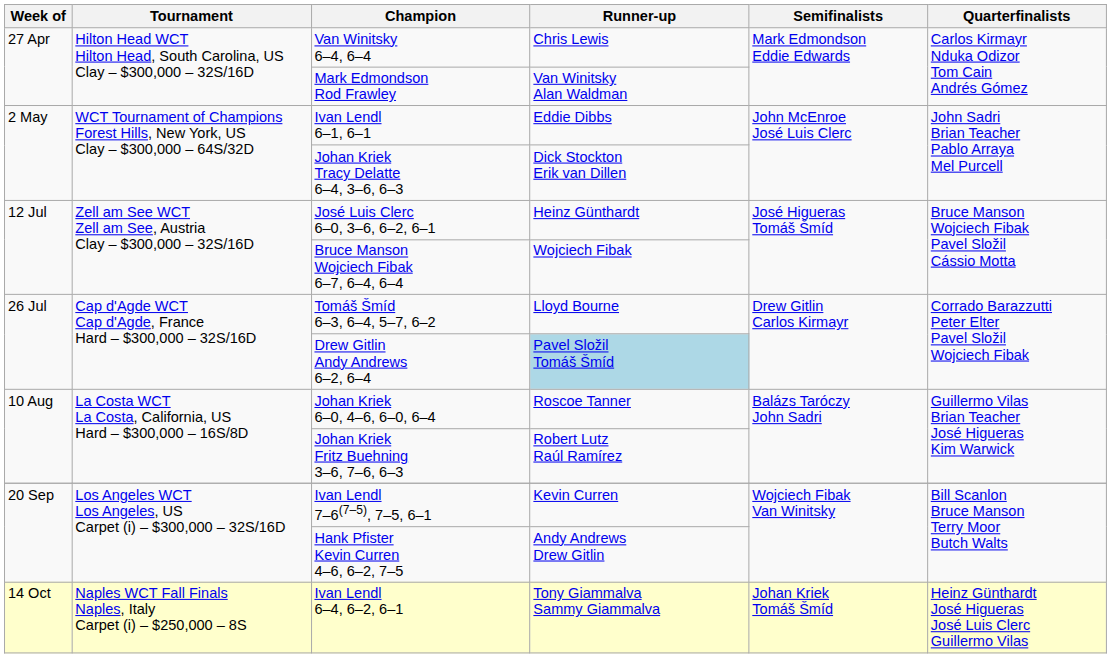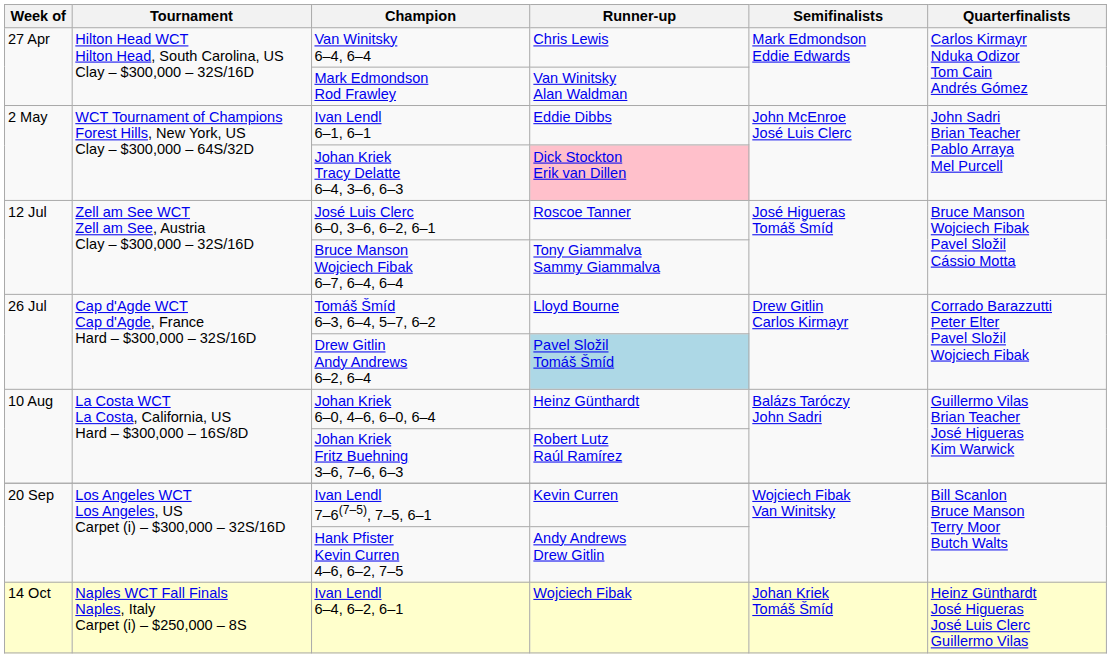(580, 165) no background -> (580, 165) pink background
(586, 212) Heinz Günthardt -> (582, 212) Roscoe Tanner
(583, 251) Wojciech Fibak -> (597, 259) Tony Giammalva Sammy Giammalva
(582, 401) Roscoe Tanner -> (586, 401) Heinz Günthardt
(597, 602) Tony Giammalva Sammy Giammalva -> (583, 594) Wojciech Fibak
